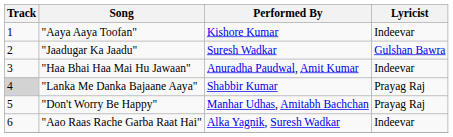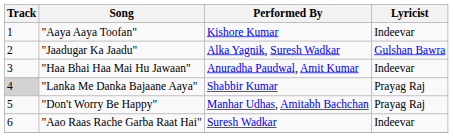(242, 50) Suresh Wadkar -> (273, 50) Alka Yagnik, Suresh Wadkar
(273, 123) Alka Yagnik, Suresh Wadkar -> (242, 123) Suresh Wadkar
